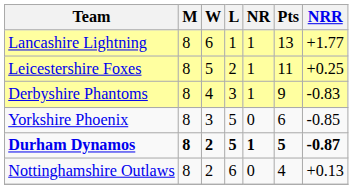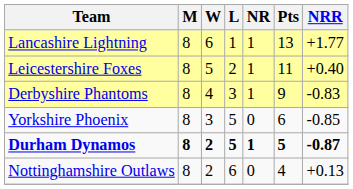(325, 68) +0.25 -> (325, 68) +0.40
